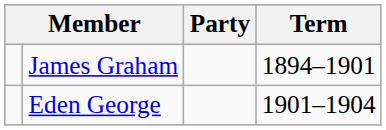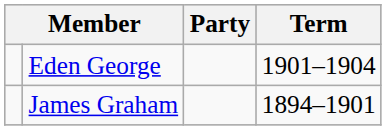rows swapped: (103, 64) <-> (95, 104)
